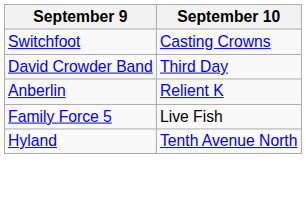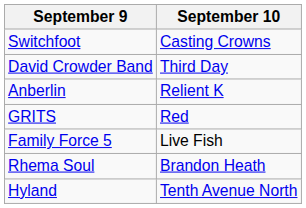+ row: (32, 116)
+ row: (51, 166)
